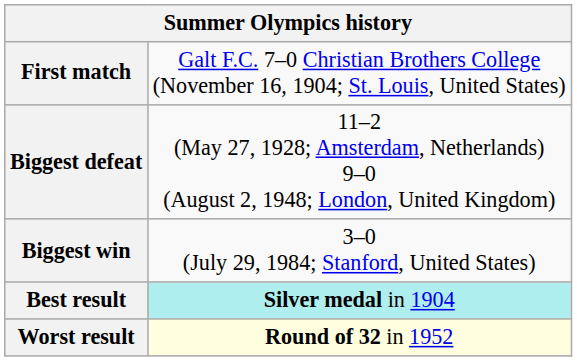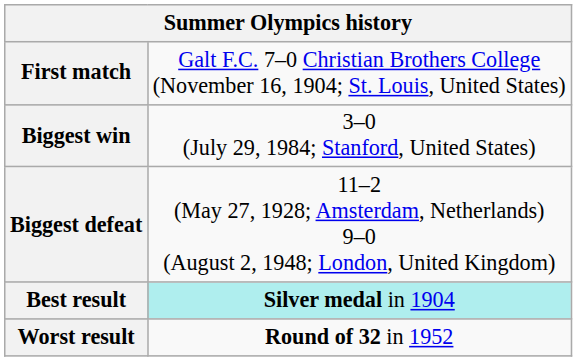rows swapped: (76, 250) <-> (76, 161)
(359, 336) lightyellow background -> (359, 336) no background
